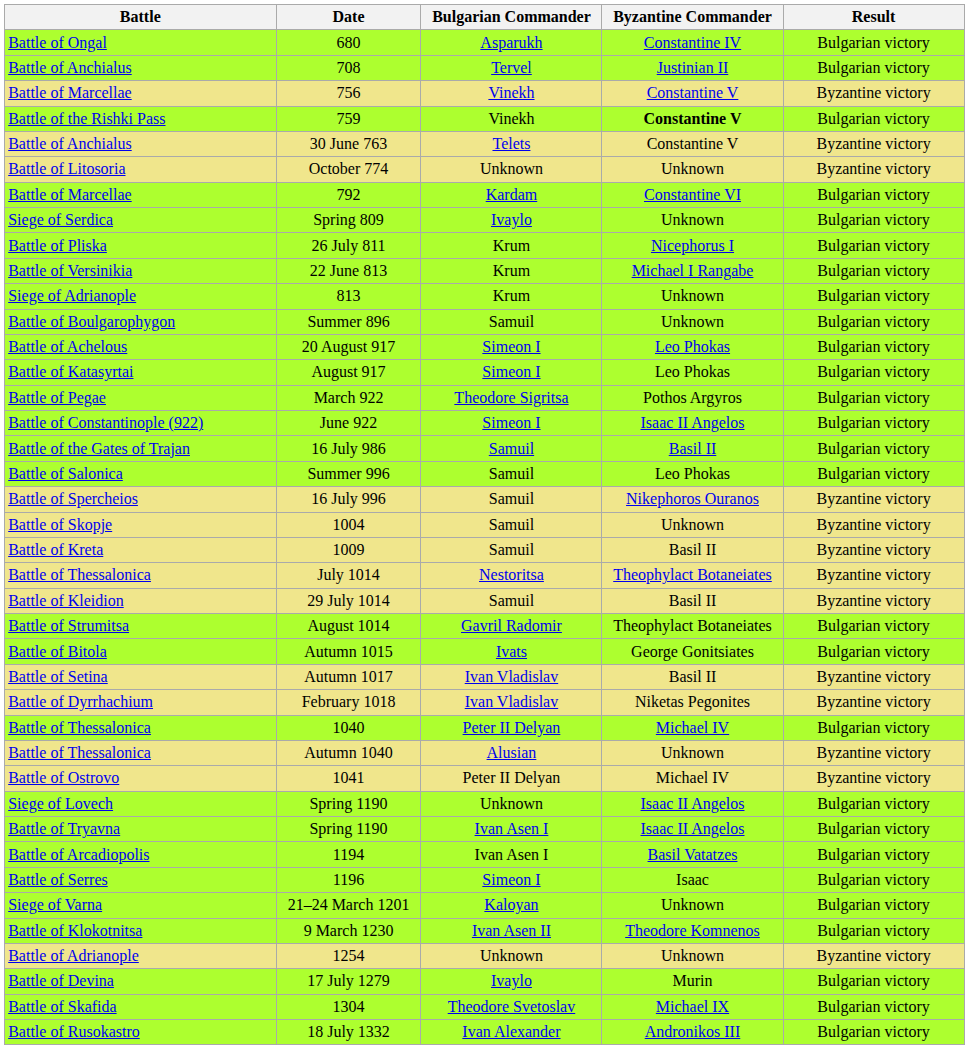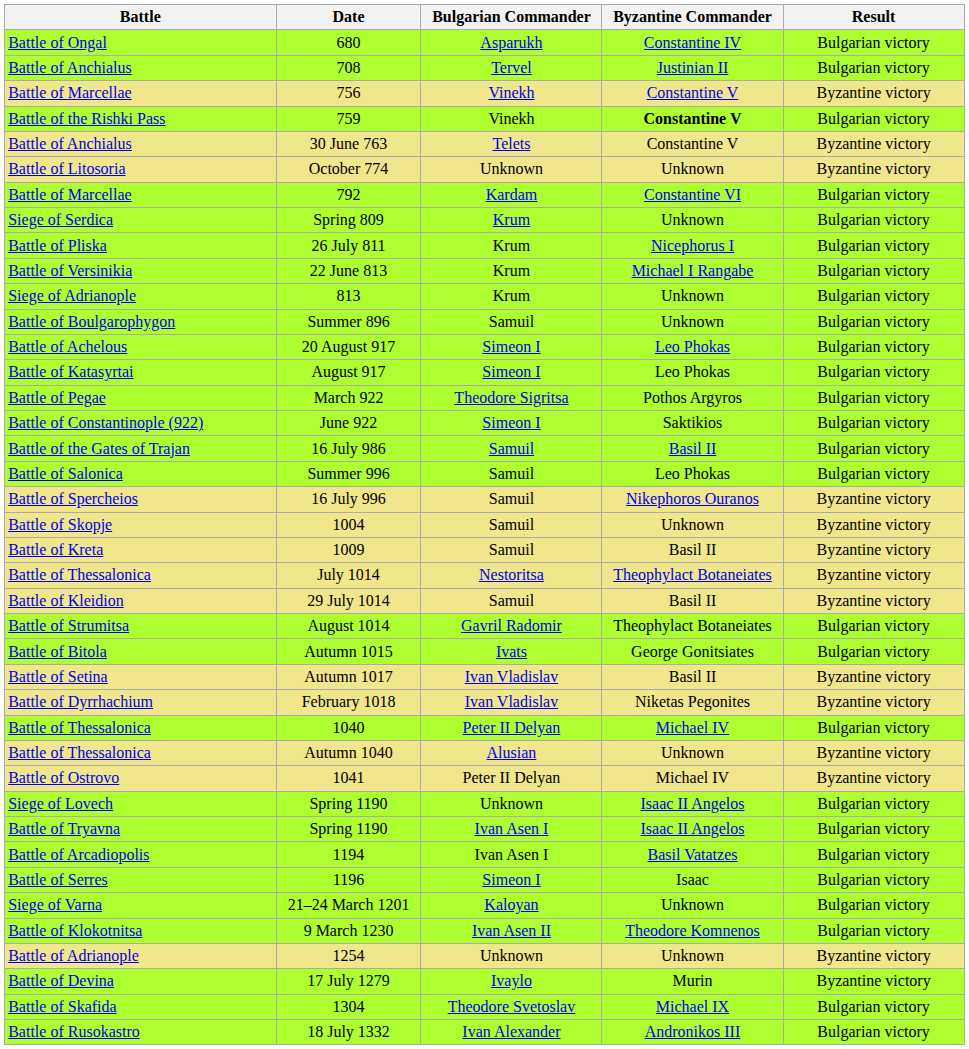(511, 220) Ivaylo -> (511, 220) Krum
(692, 423) Isaac II Angelos -> (692, 423) Saktikios
(874, 981) Bulgarian victory -> (874, 981) Byzantine victory
